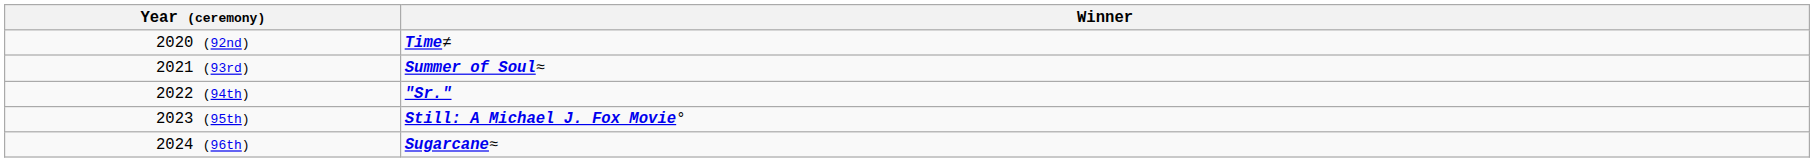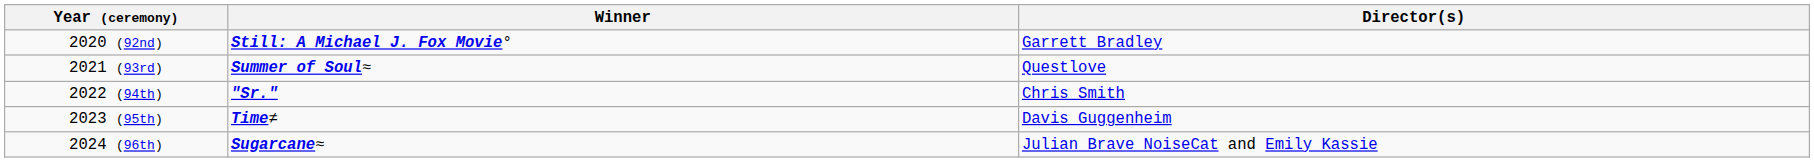+ column: (1414, 17)
(428, 43) Time≠ -> (371, 43) Still: A Michael J. Fox Movie°
(545, 119) Still: A Michael J. Fox Movie° -> (254, 119) Time≠
